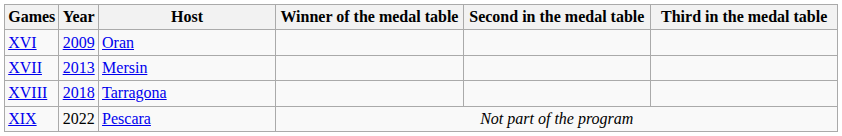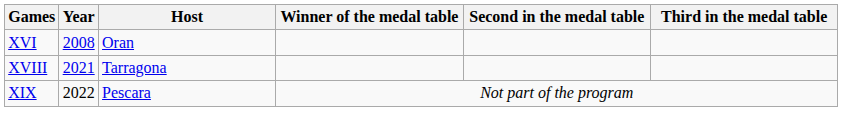(79, 42) 2009 -> (79, 42) 2008
- row: (25, 67)
(79, 93) 2018 -> (79, 67) 2021
